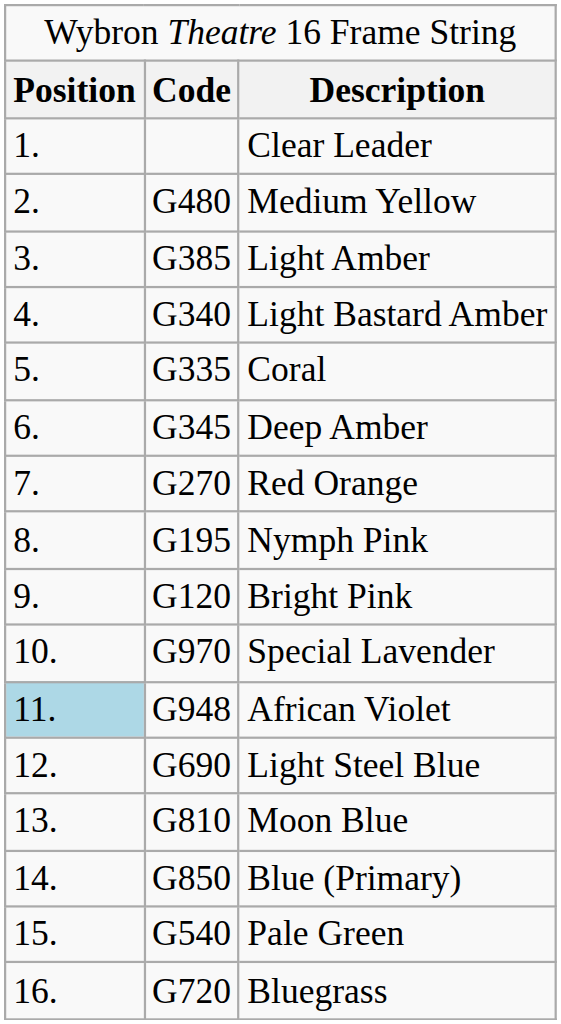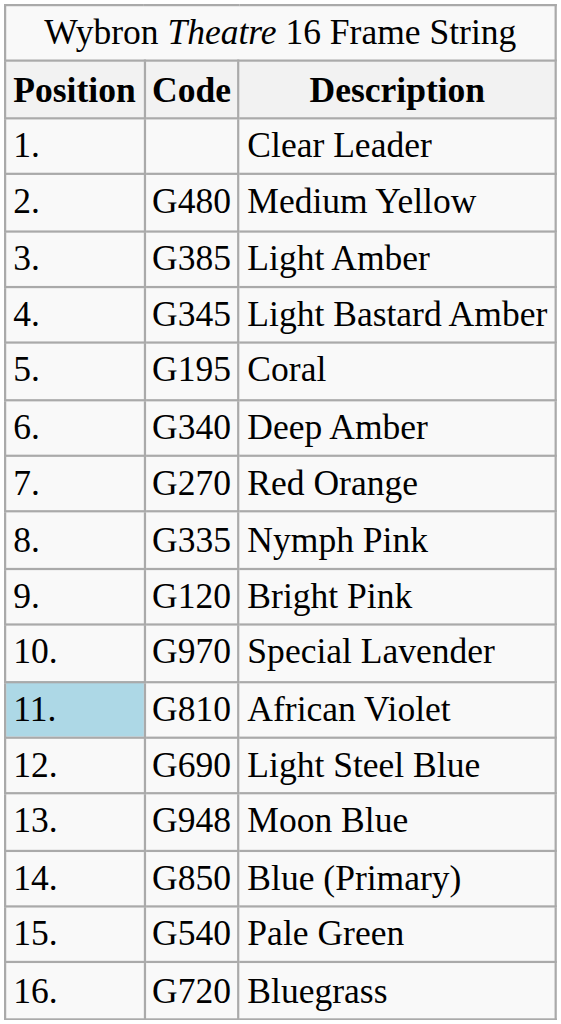(192, 314) G340 -> (192, 314) G345
(192, 370) G335 -> (192, 370) G195
(192, 426) G345 -> (192, 426) G340
(192, 539) G195 -> (192, 539) G335
(192, 708) G948 -> (192, 708) G810
(192, 821) G810 -> (192, 821) G948
